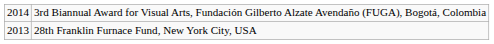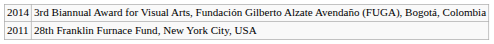(18, 30) 2013 -> (18, 30) 2011
